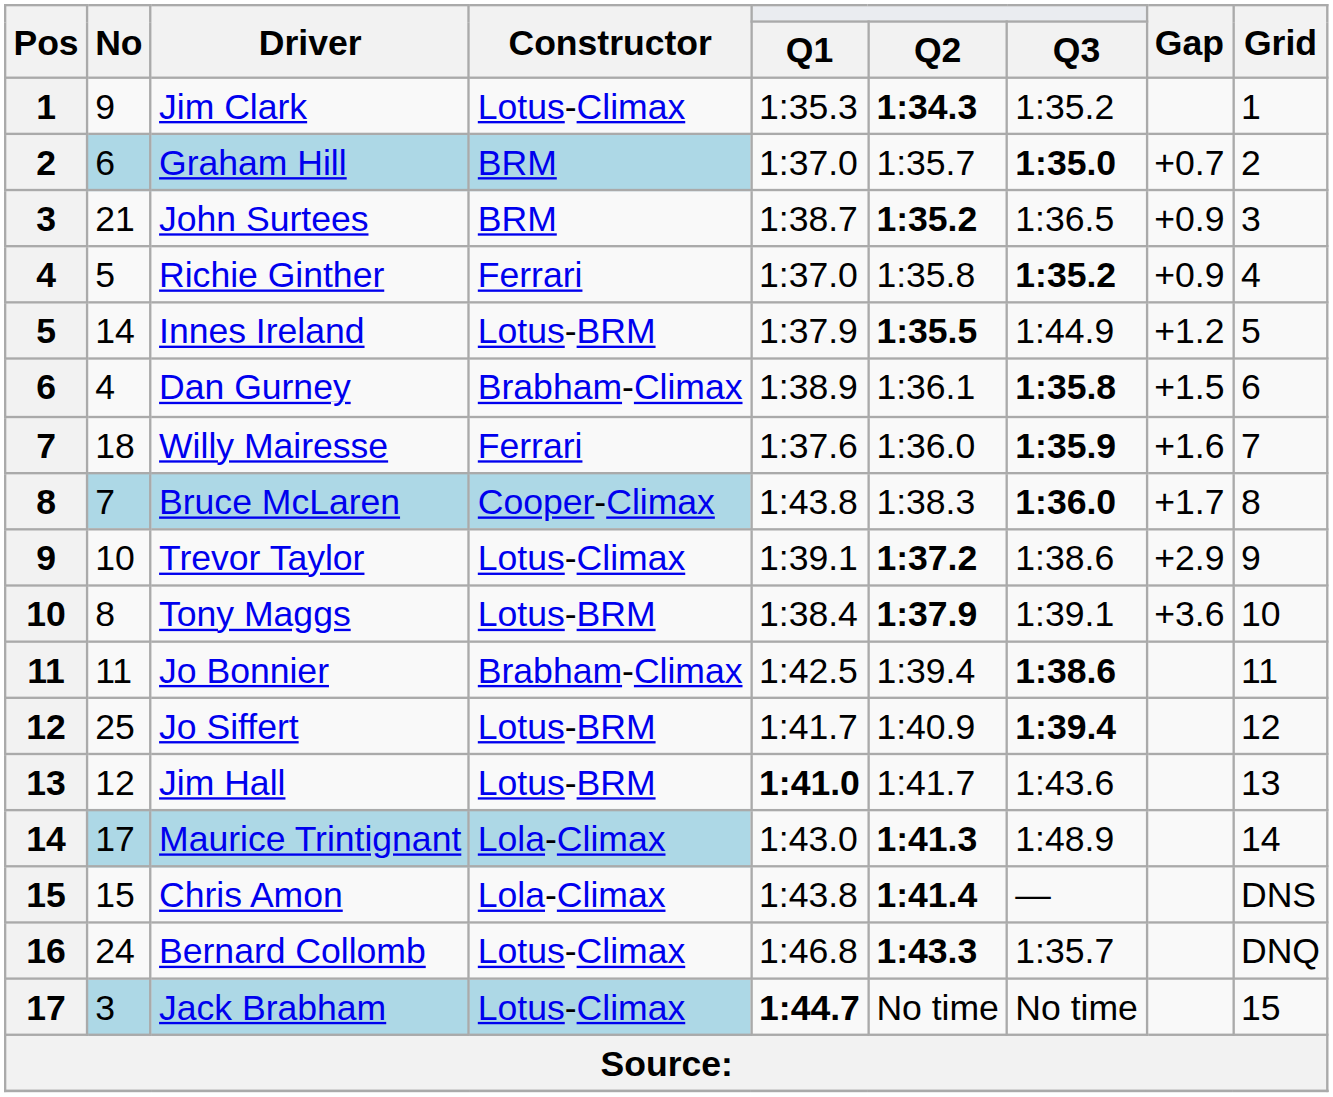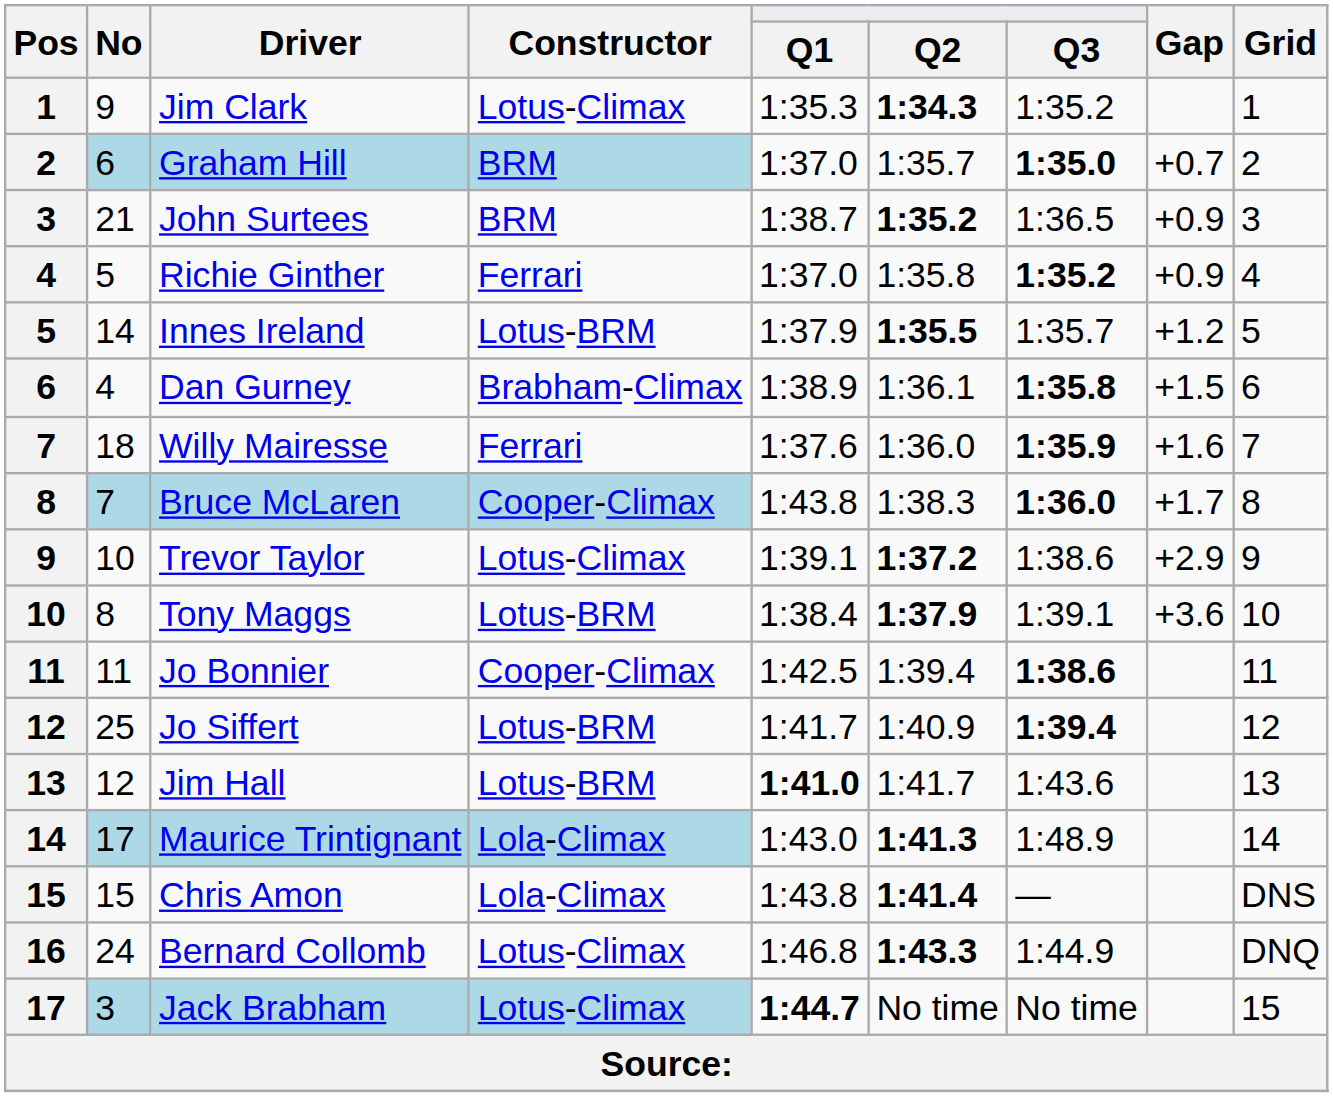(1065, 332) 1:44.9 -> (1065, 332) 1:35.7
(610, 669) Brabham-Climax -> (596, 669) Cooper-Climax
(1065, 951) 1:35.7 -> (1065, 951) 1:44.9
